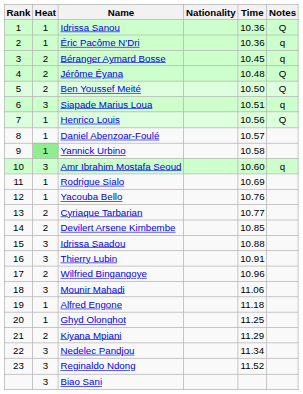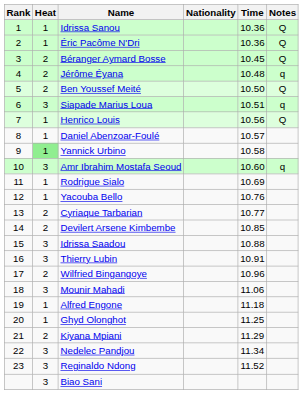(283, 43) q -> (283, 43) Q
(283, 58) q -> (283, 58) Q
(283, 74) Q -> (283, 74) q
